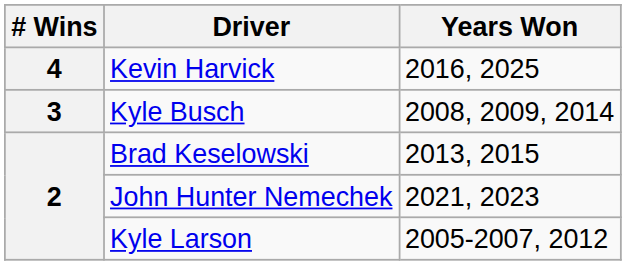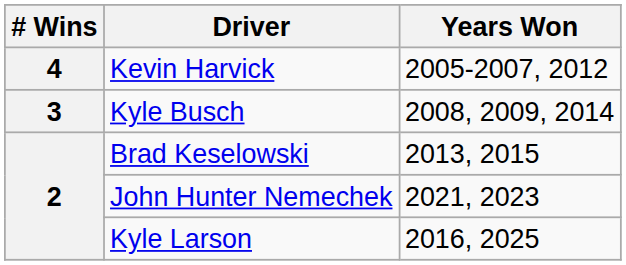(472, 69) 2016, 2025 -> (507, 69) 2005-2007, 2012
(507, 239) 2005-2007, 2012 -> (472, 239) 2016, 2025
